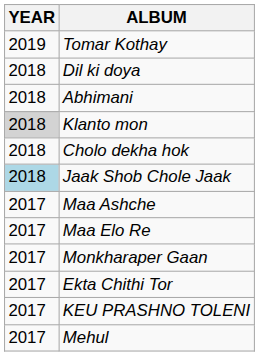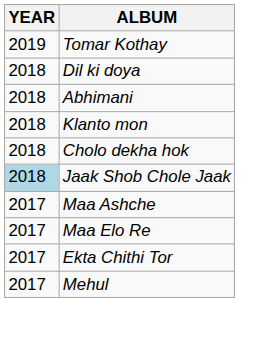(27, 124) lightgrey background -> (27, 124) no background
- row: (135, 257)
- row: (156, 310)
